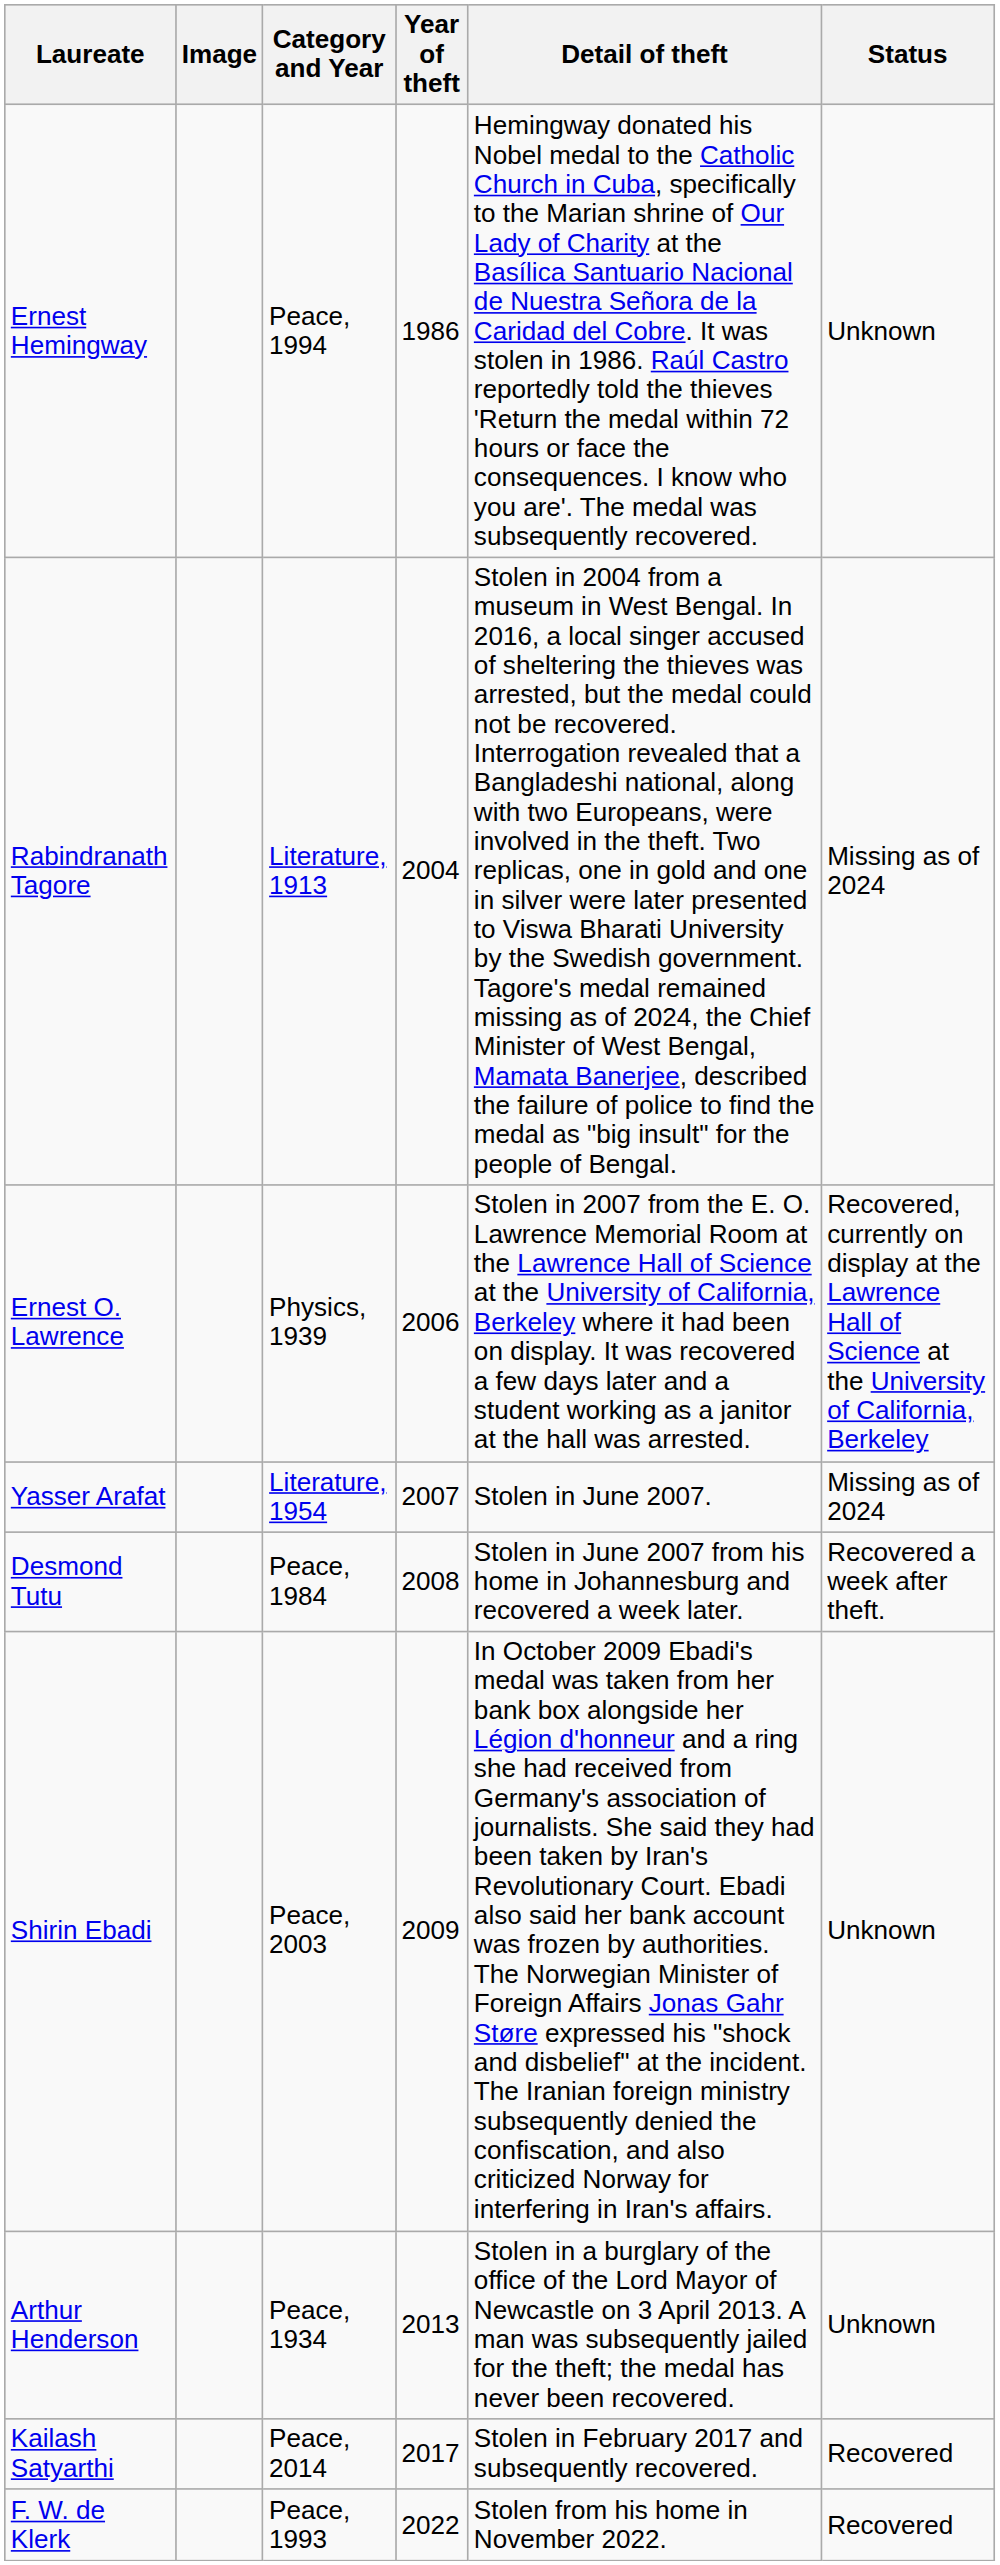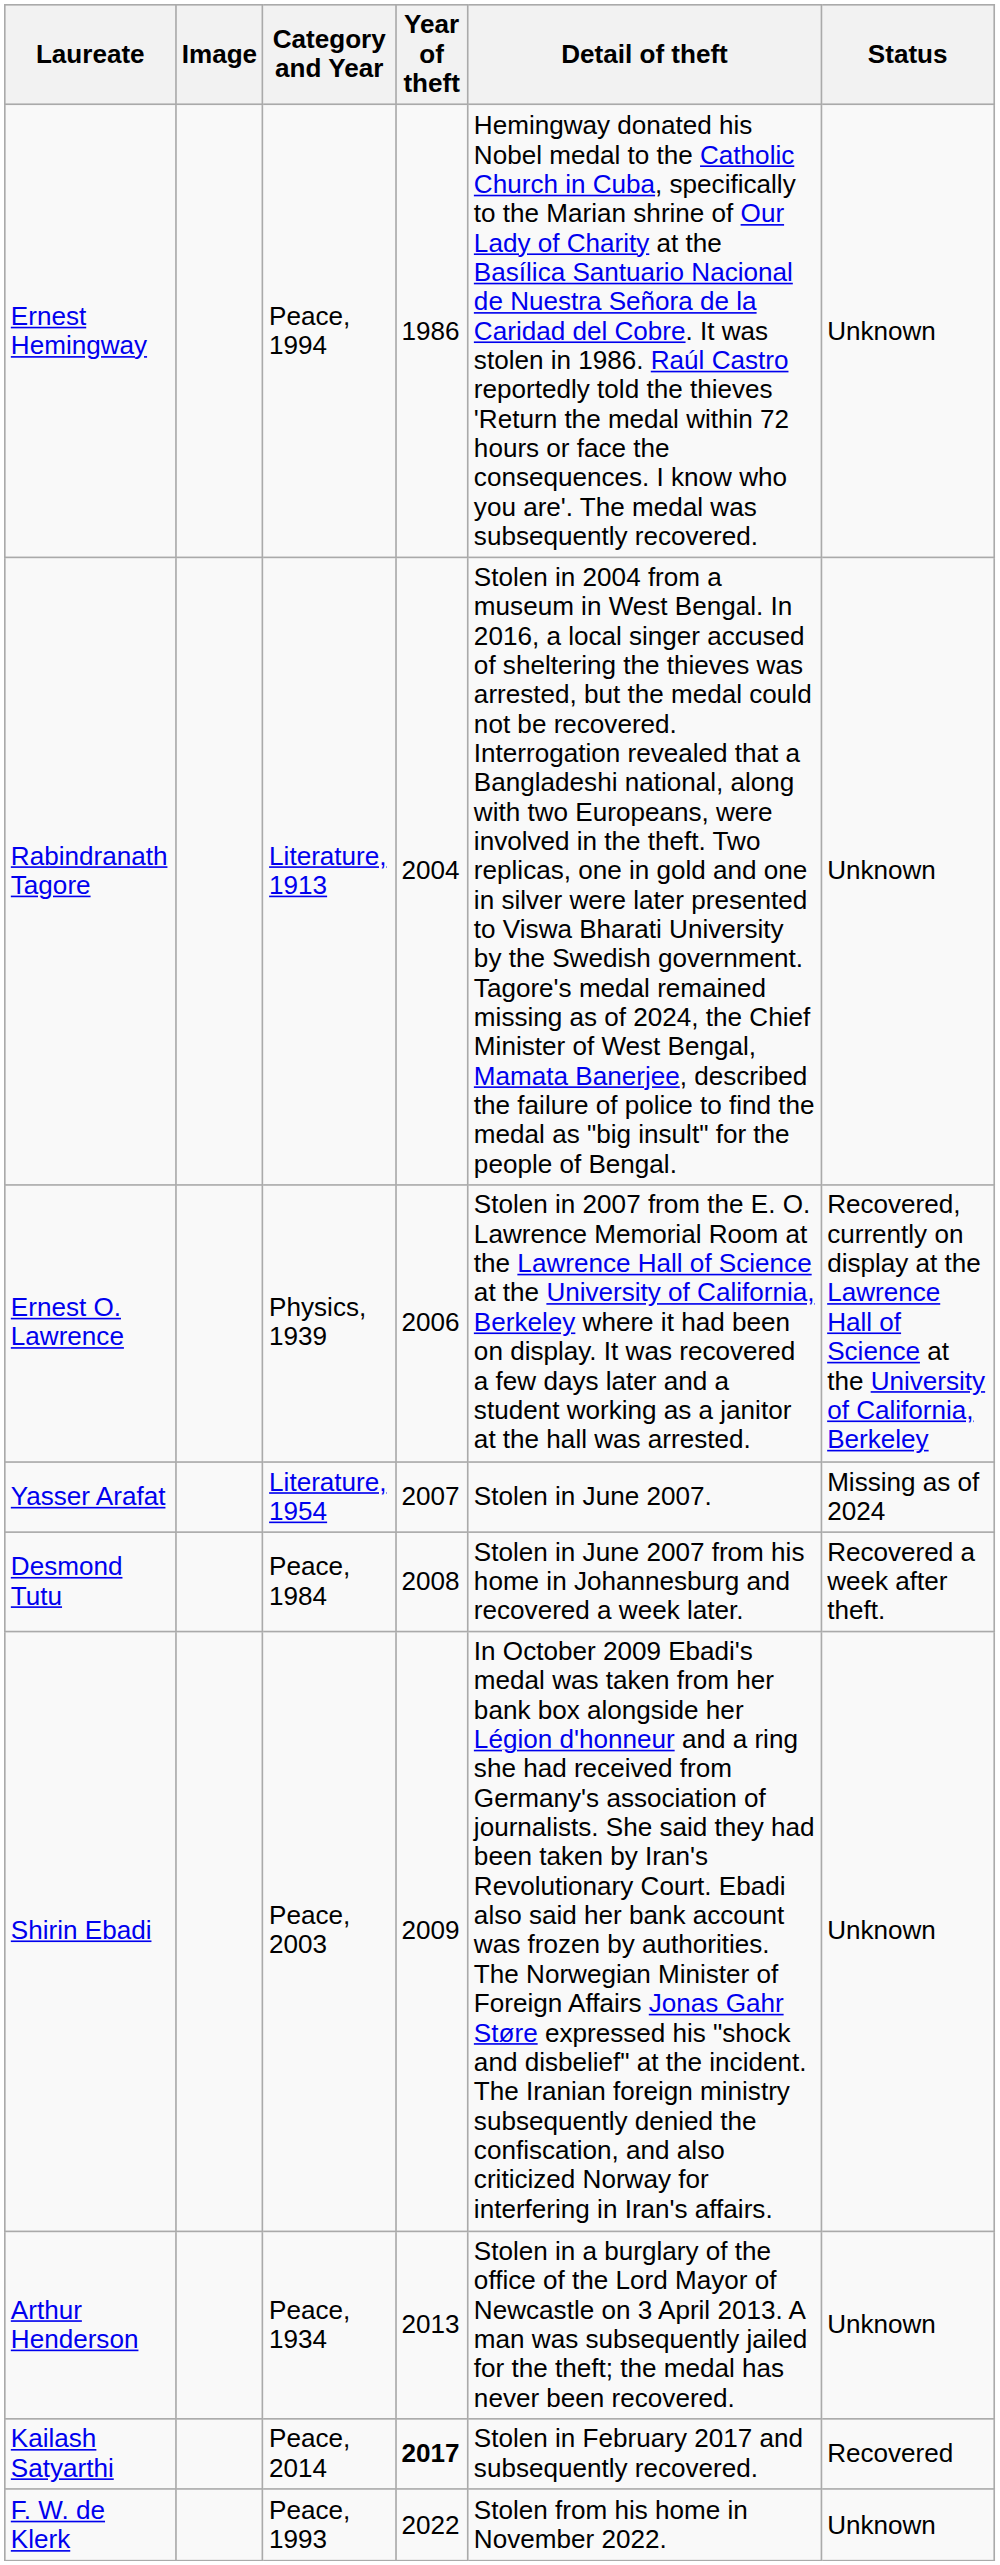(903, 870) Missing as of 2024 -> (882, 870) Unknown
(430, 2453) normal -> (430, 2453) bold
(890, 2524) Recovered -> (882, 2524) Unknown
